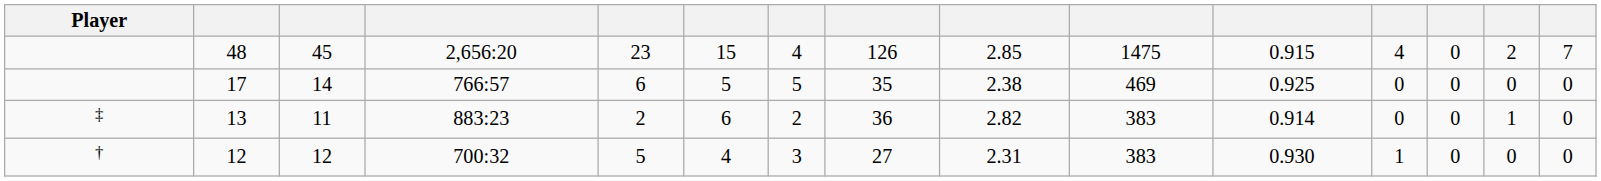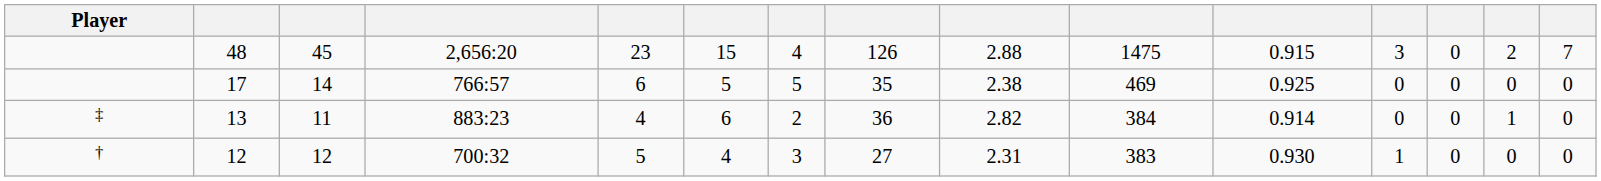(1004, 52) 2.85 -> (1004, 52) 2.88
(1399, 52) 4 -> (1399, 52) 3
(641, 119) 2 -> (641, 119) 4
(1141, 119) 383 -> (1141, 119) 384
